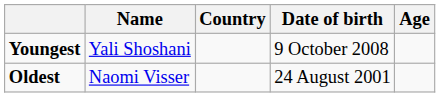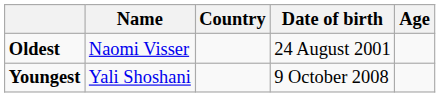rows swapped: (45, 48) <-> (34, 77)
